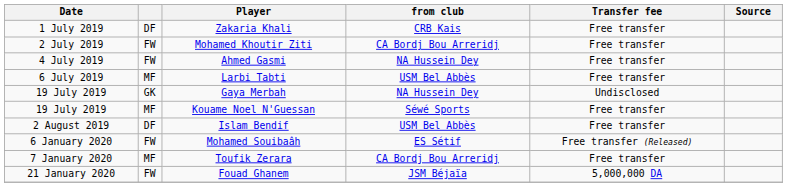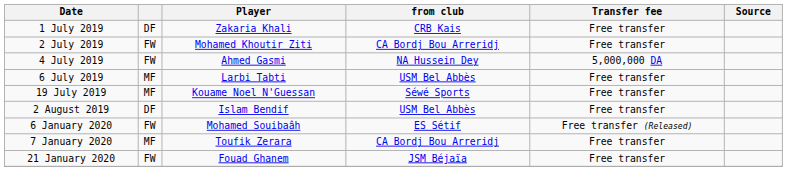(627, 61) Free transfer -> (627, 61) 5,000,000 DA
- row: (254, 94)
(627, 175) 5,000,000 DA -> (627, 158) Free transfer
